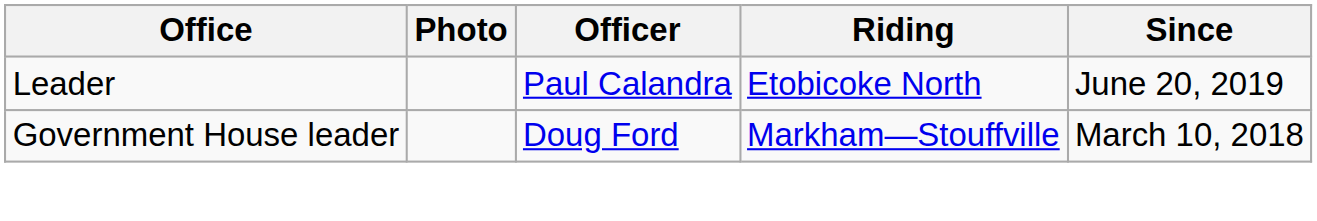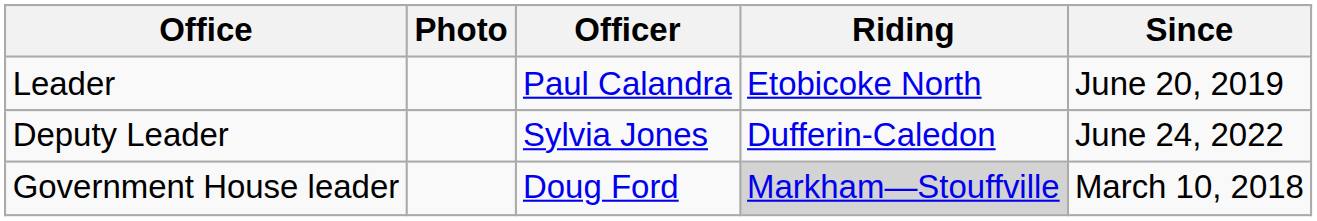+ row: (121, 135)
(903, 135) no background -> (903, 187) lightgrey background
